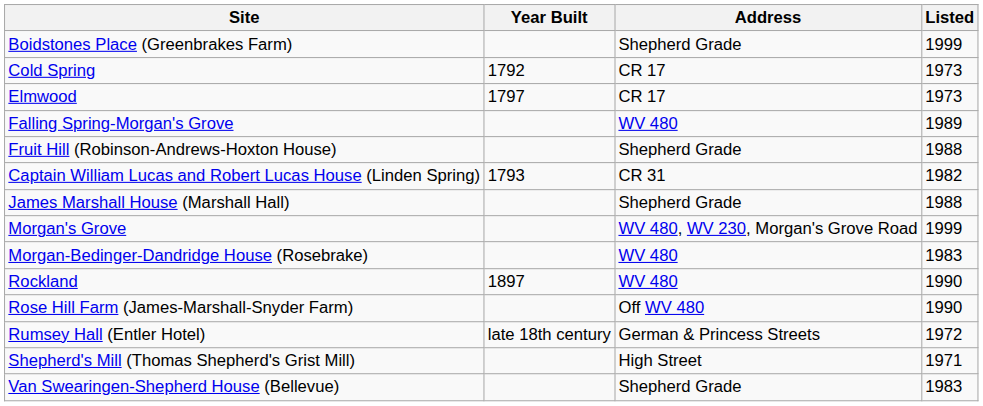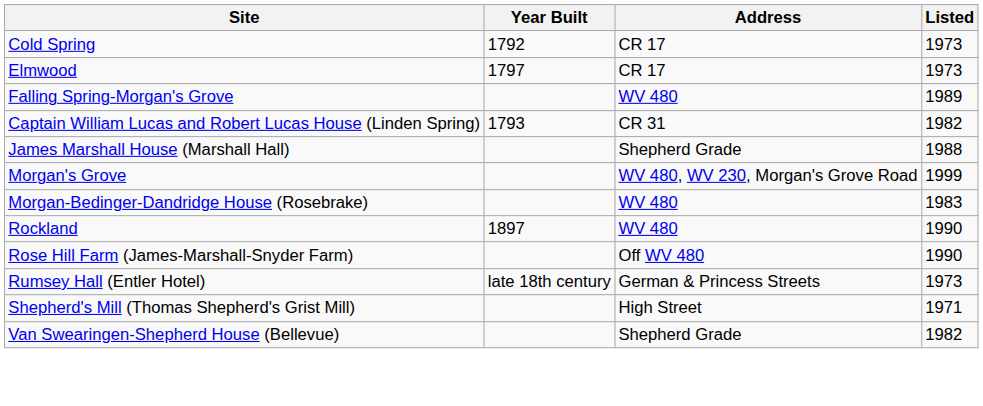- row: (150, 44)
- row: (173, 149)
(944, 334) 1972 -> (944, 281) 1973
(944, 387) 1983 -> (944, 334) 1982
